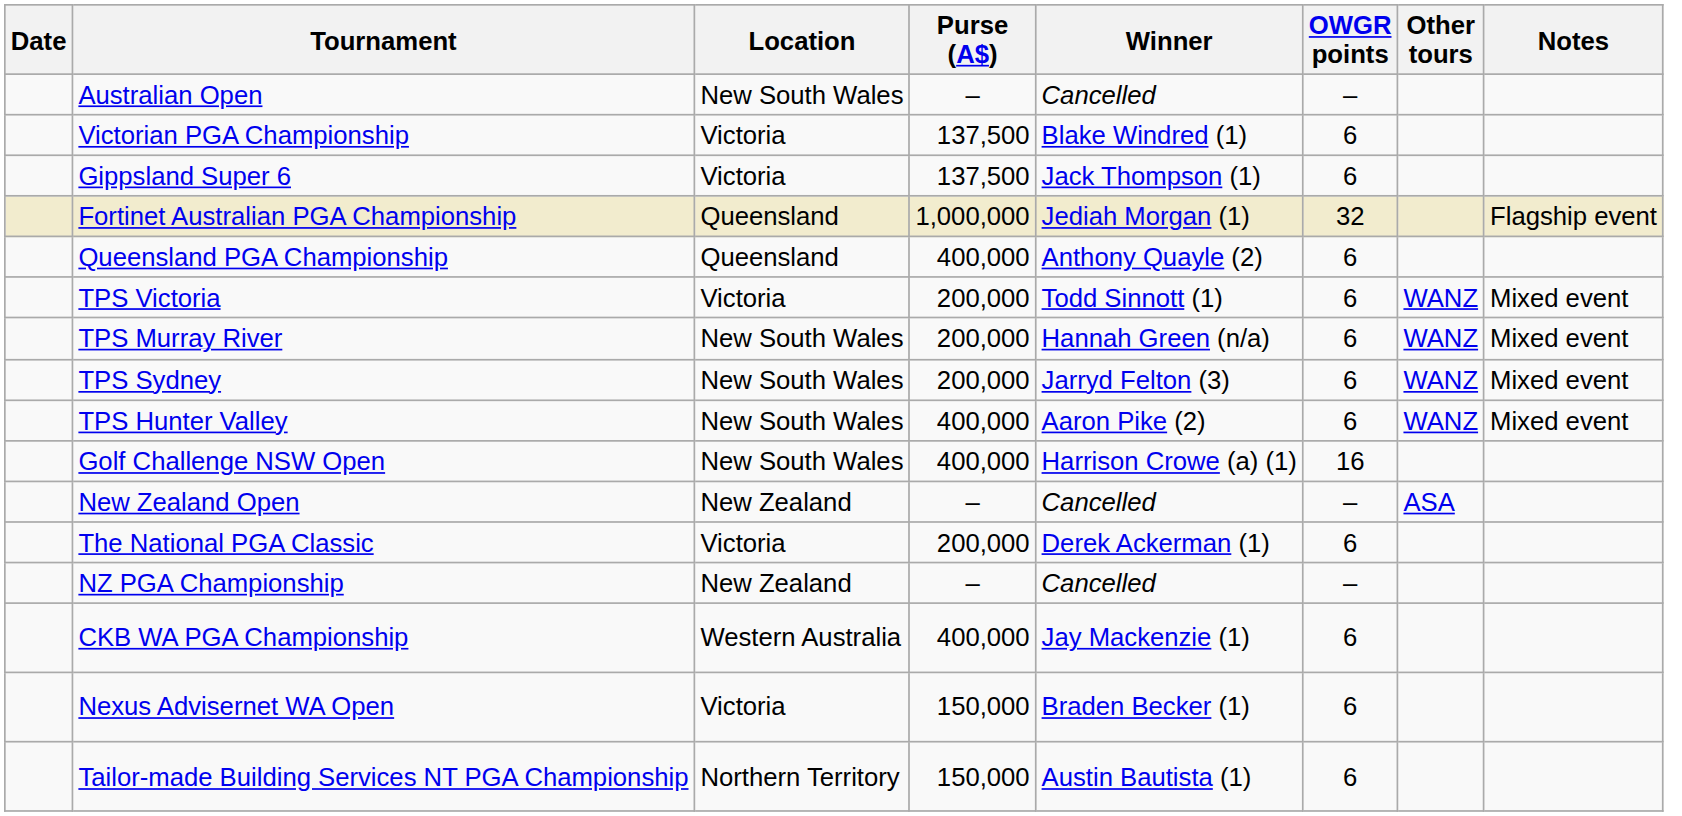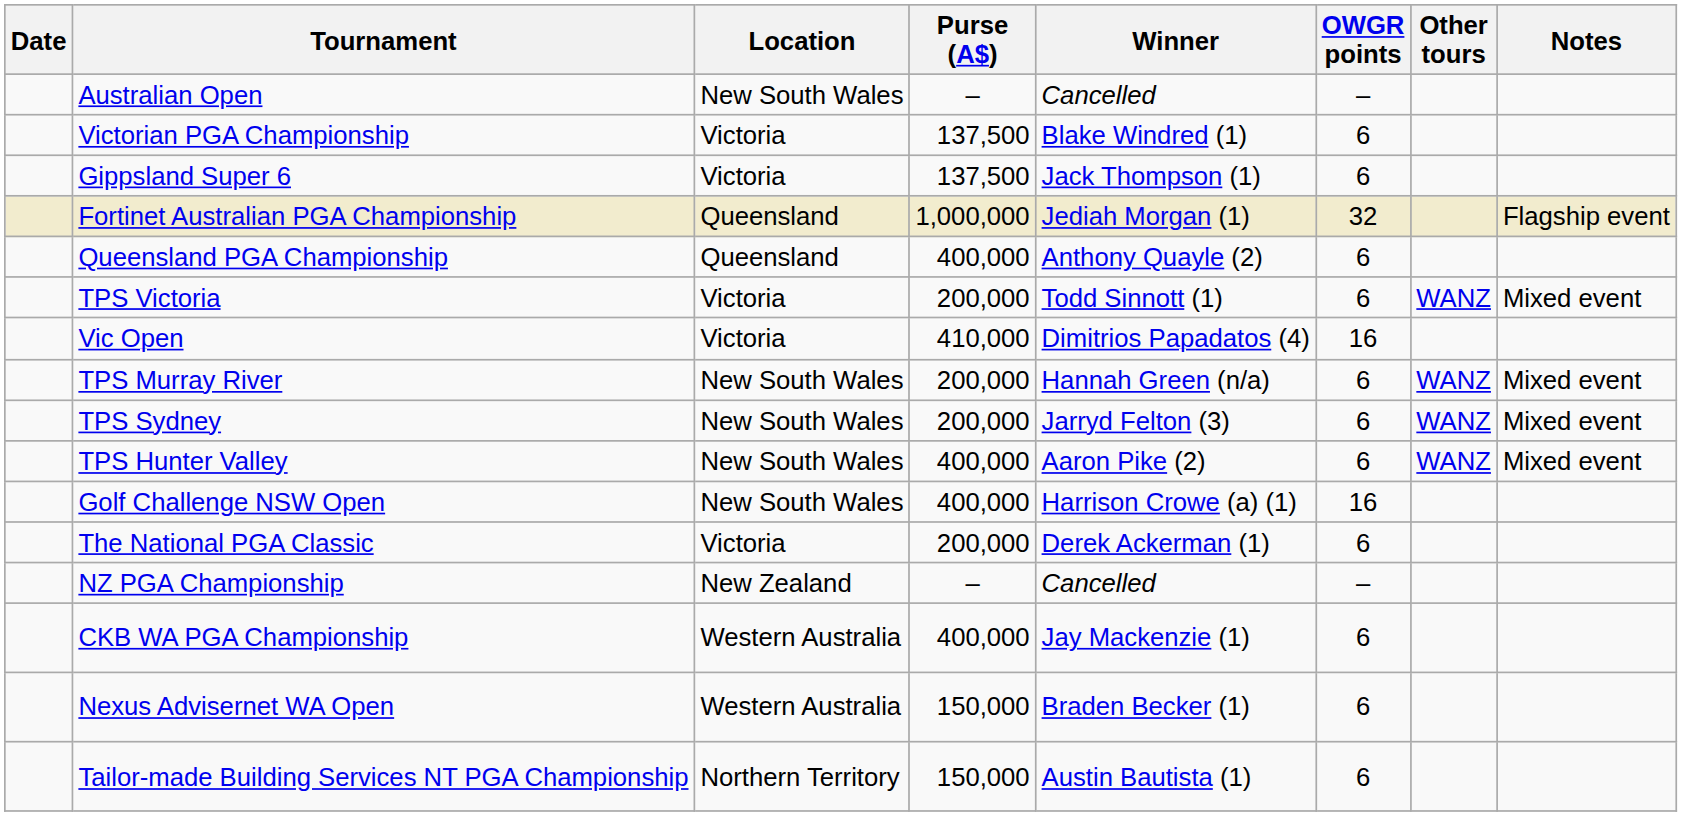+ row: (131, 339)
- row: (189, 501)
(743, 707) Victoria -> (801, 707) Western Australia
